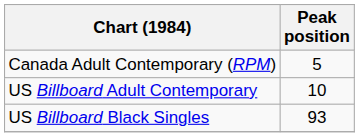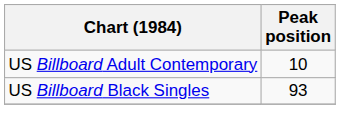- row: (142, 63)
